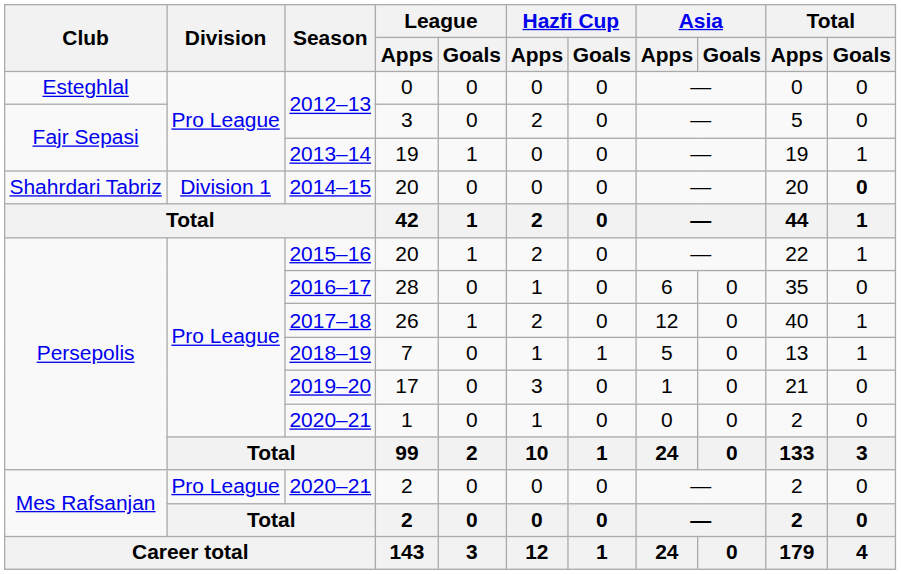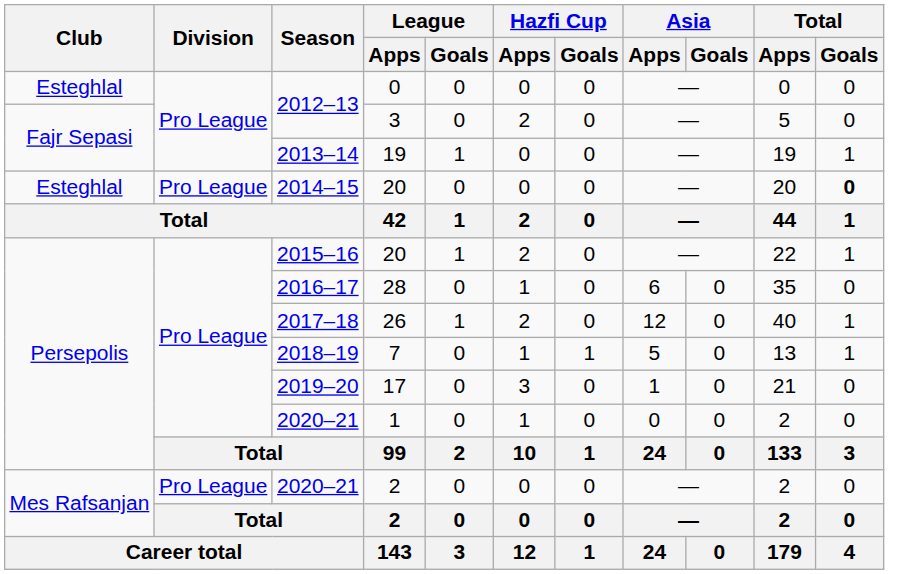(86, 187) Shahrdari Tabriz -> (79, 187) Esteghlal
(226, 187) Division 1 -> (213, 187) Pro League
